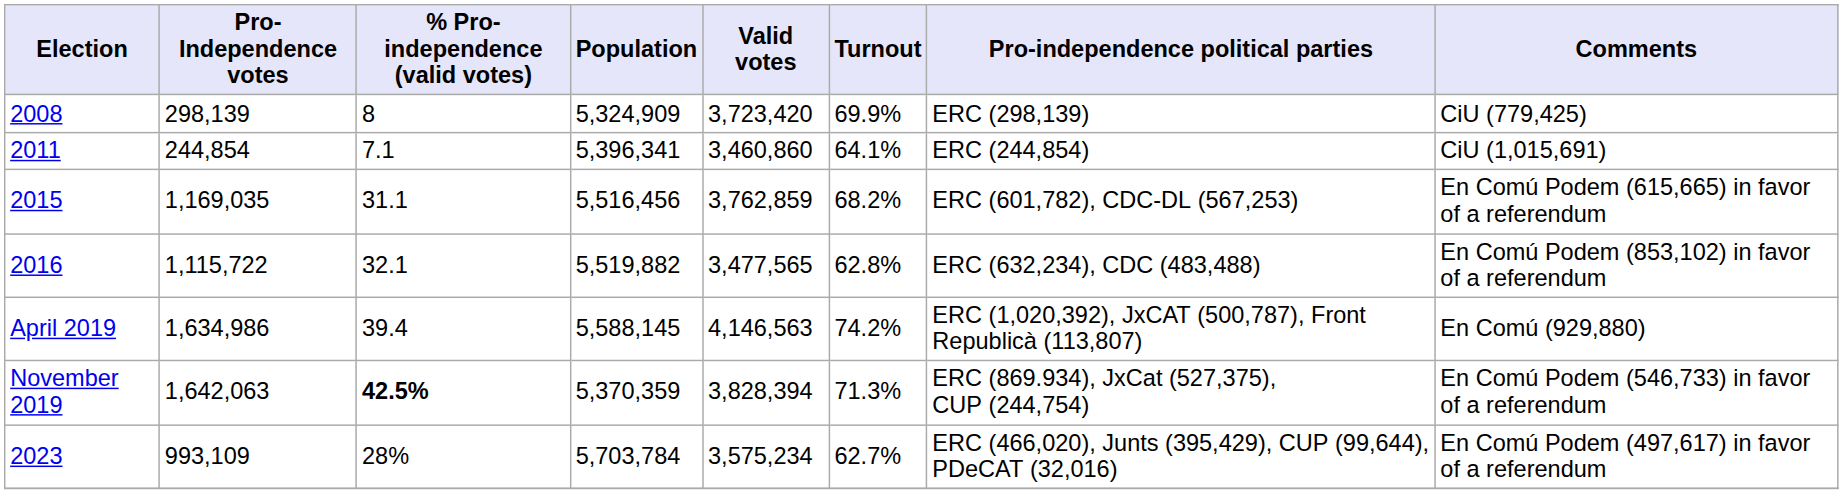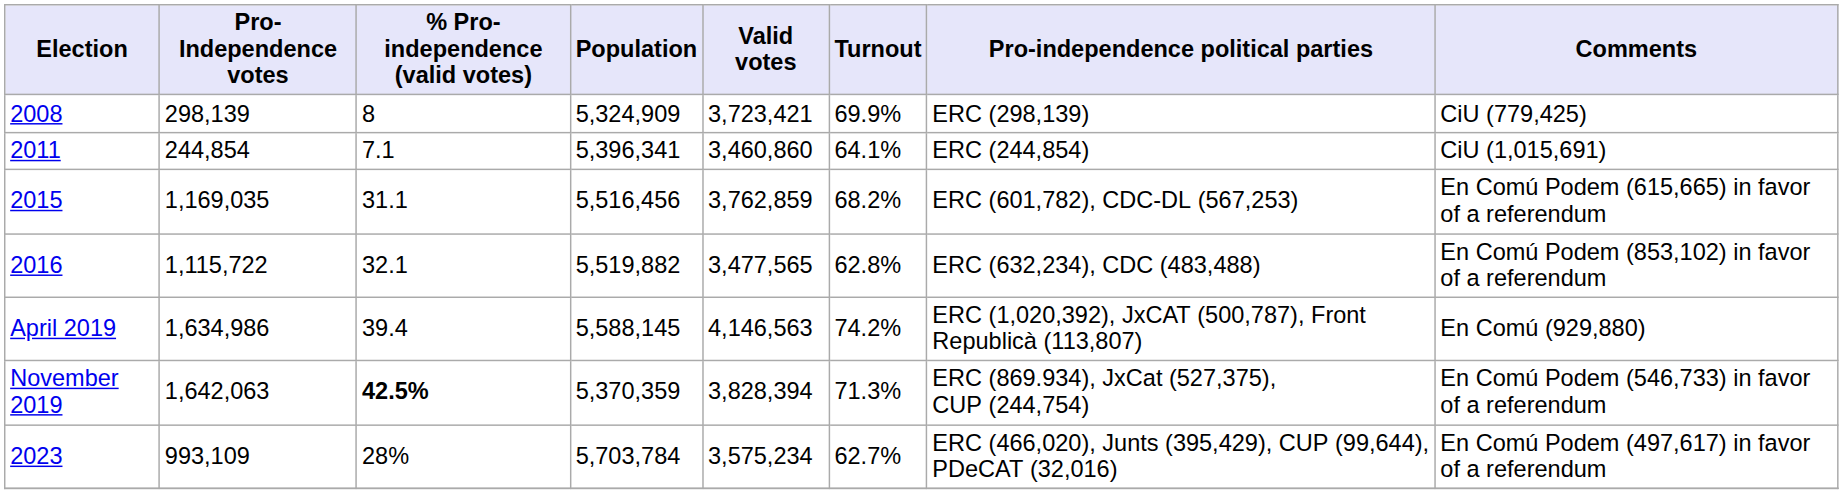(760, 113) 3,723,420 -> (760, 113) 3,723,421
